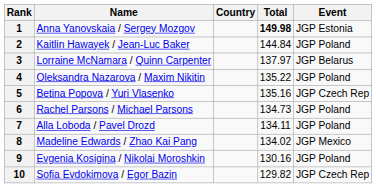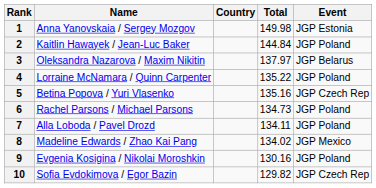(276, 28) bold -> (276, 28) normal
(124, 61) Lorraine McNamara / Quinn Carpenter -> (121, 61) Oleksandra Nazarova / Maxim Nikitin
(121, 77) Oleksandra Nazarova / Maxim Nikitin -> (124, 77) Lorraine McNamara / Quinn Carpenter
